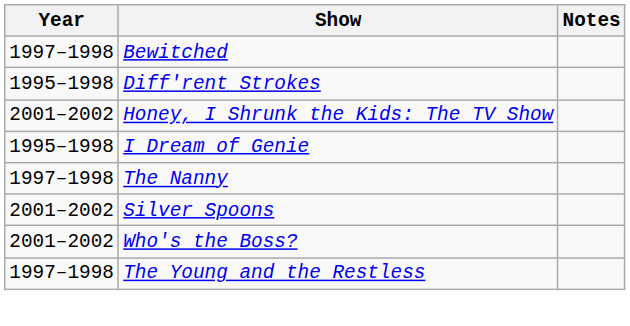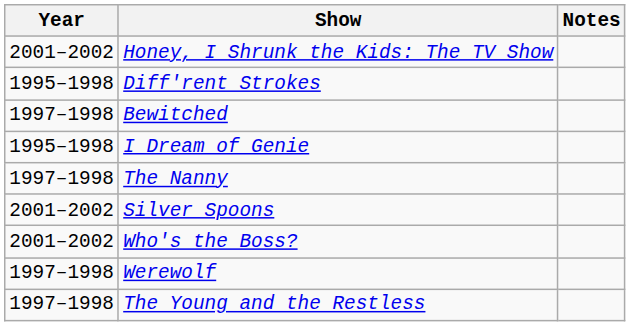rows swapped: (176, 52) <-> (338, 115)
+ row: (170, 273)
